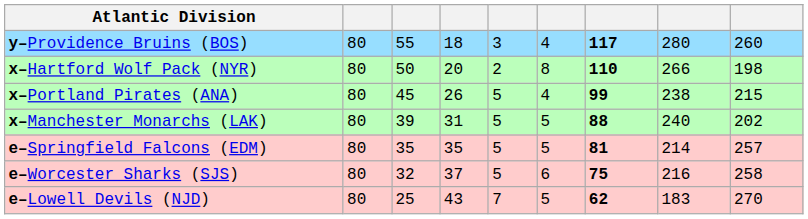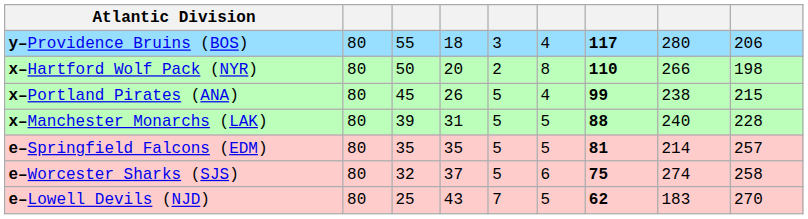(748, 44) 260 -> (748, 44) 206
(748, 122) 202 -> (748, 122) 228
(676, 174) 216 -> (676, 174) 274
